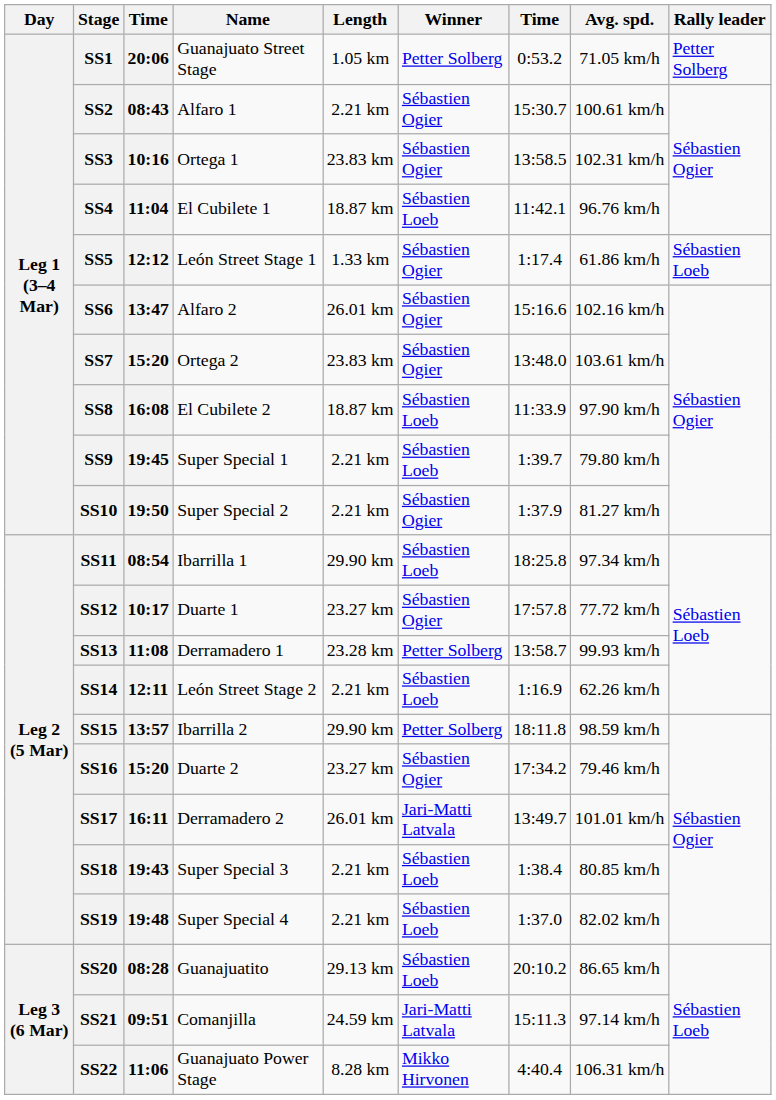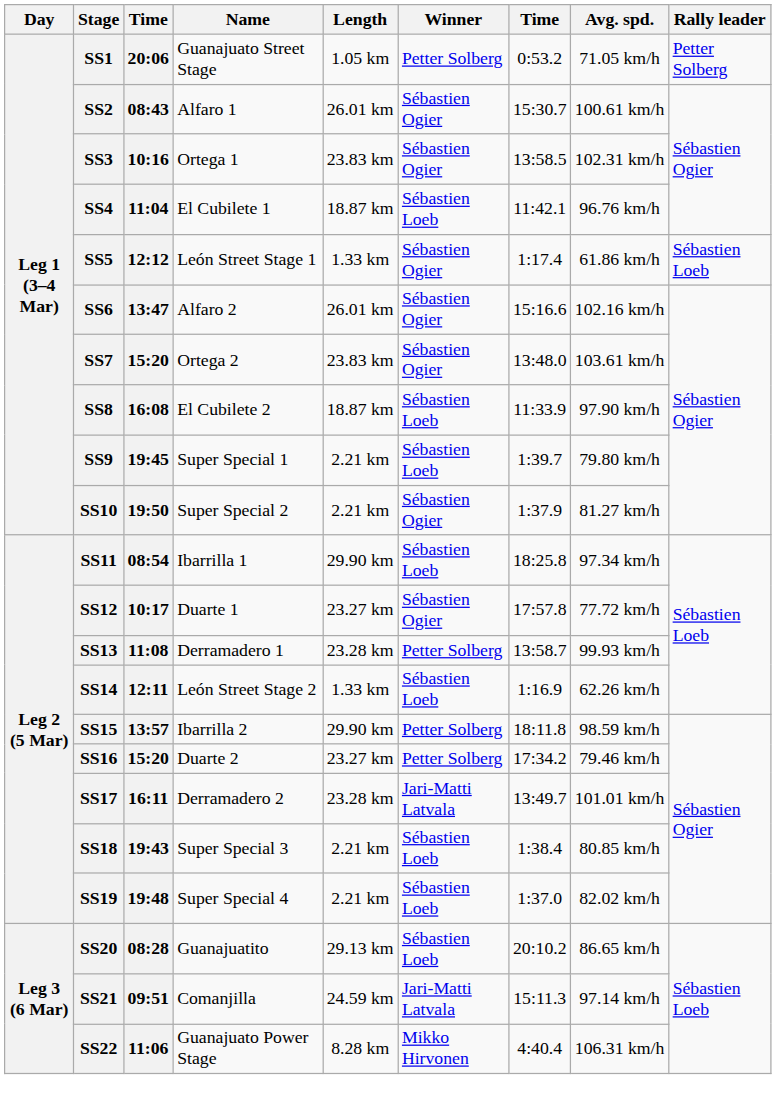(360, 109) 2.21 km -> (360, 109) 26.01 km
(360, 689) 2.21 km -> (360, 689) 1.33 km
(436, 769) Sébastien Ogier -> (452, 758) Petter Solberg
(360, 819) 26.01 km -> (360, 798) 23.28 km
